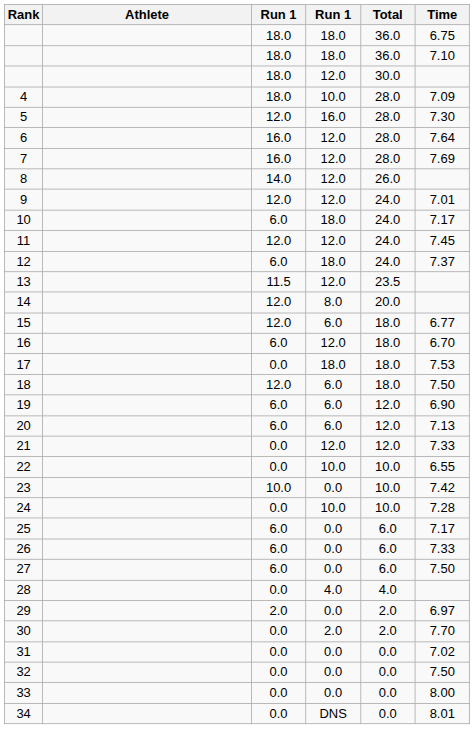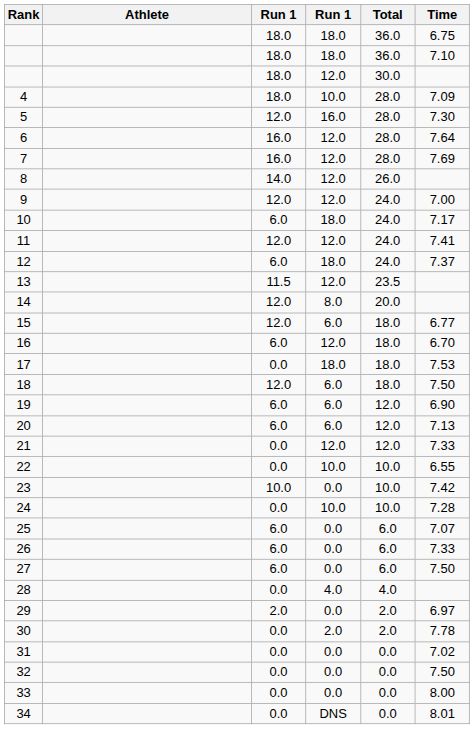(442, 199) 7.01 -> (442, 199) 7.00
(442, 240) 7.45 -> (442, 240) 7.41
(442, 528) 7.17 -> (442, 528) 7.07
(442, 631) 7.70 -> (442, 631) 7.78
